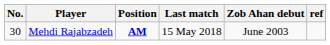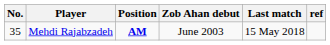columns swapped: (266, 13) <-> (192, 13)
(15, 31) 30 -> (15, 31) 35
